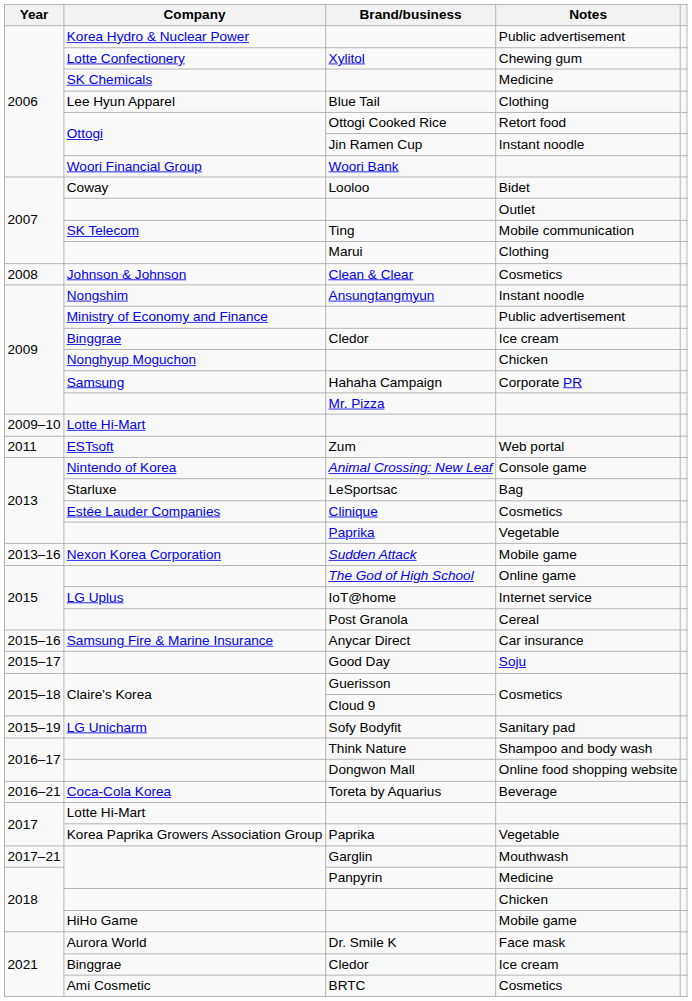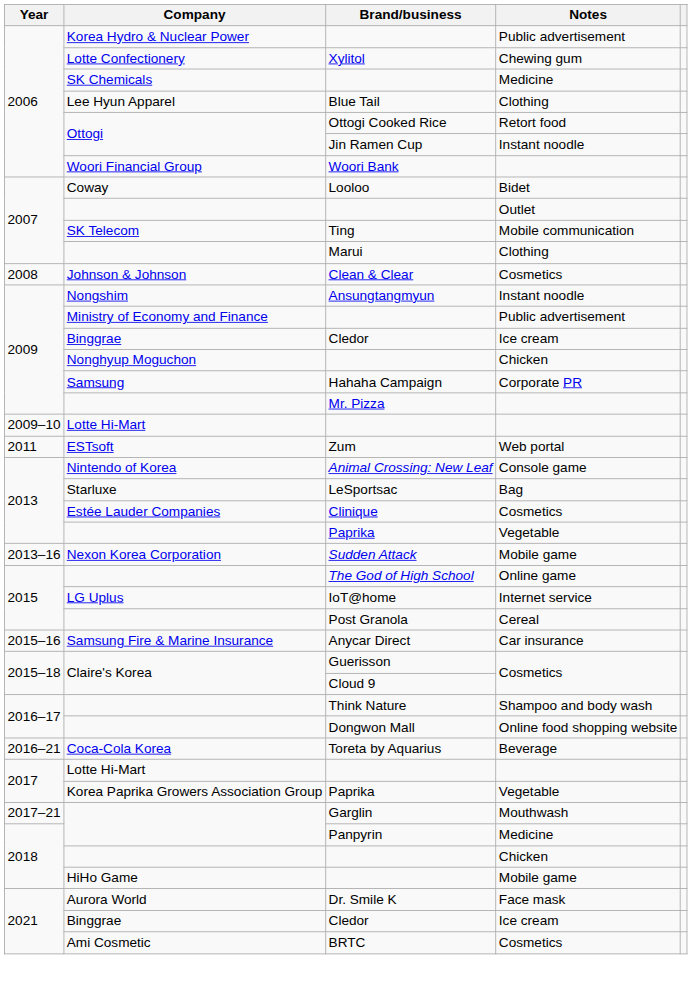- row: (195, 662)
- row: (107, 727)
